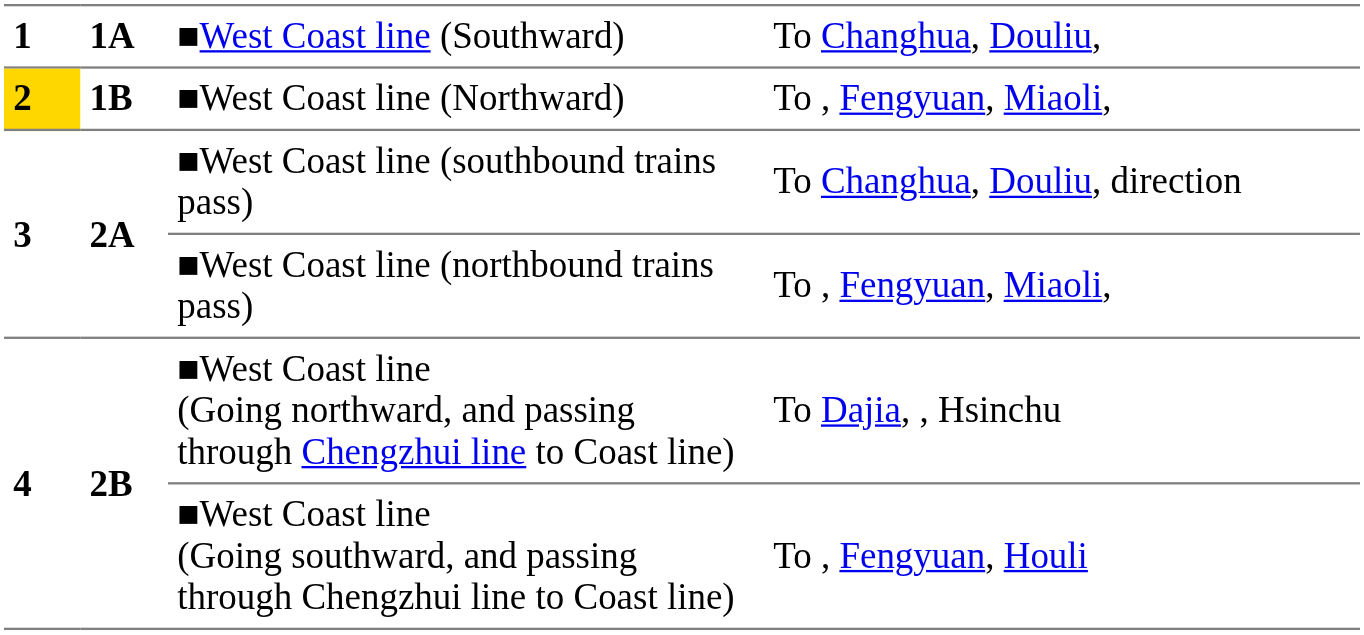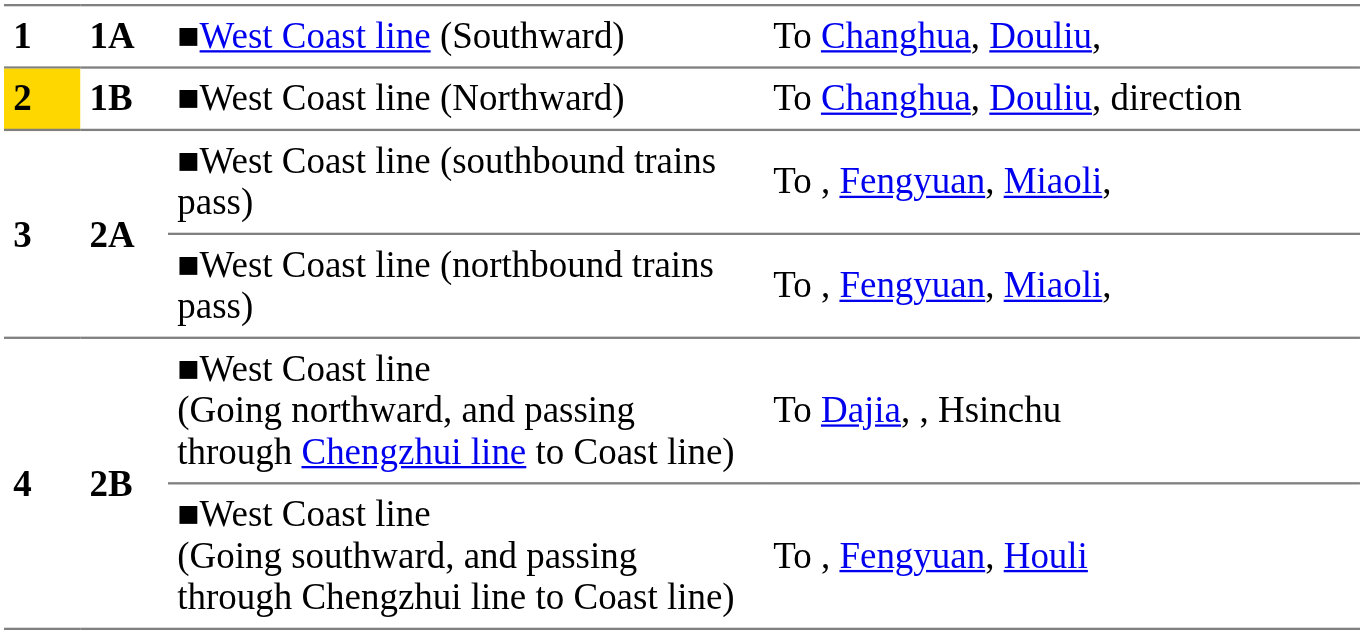(942, 98) To , Fengyuan, Miaoli, -> (1008, 98) To Changhua, Douliu, direction
(1008, 181) To Changhua, Douliu, direction -> (942, 181) To , Fengyuan, Miaoli,
